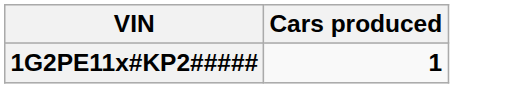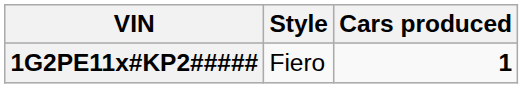+ column: (299, 23)
